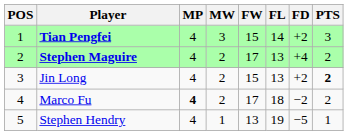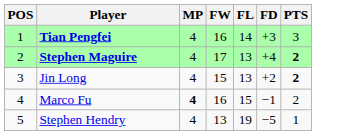- column: (222, 15)
(252, 36) 15 -> (220, 36) 16
(301, 36) +2 -> (269, 36) +3
(328, 57) normal -> (296, 57) bold
(252, 99) 17 -> (220, 99) 16
(277, 99) 18 -> (245, 99) 15
(301, 99) −2 -> (269, 99) −1
